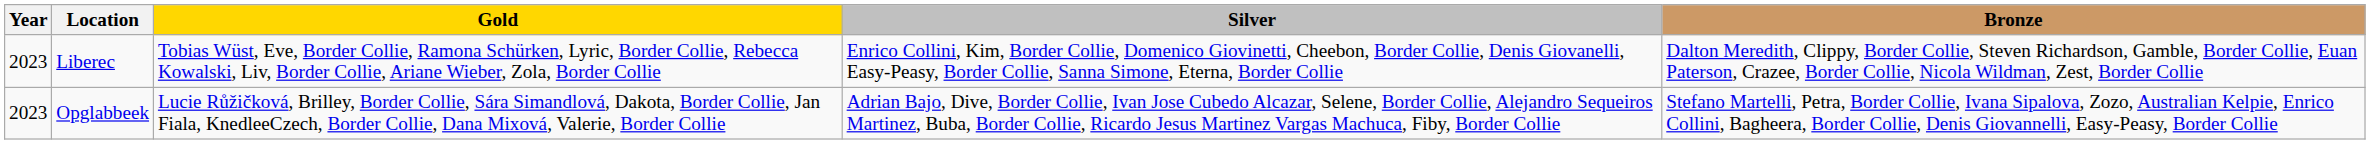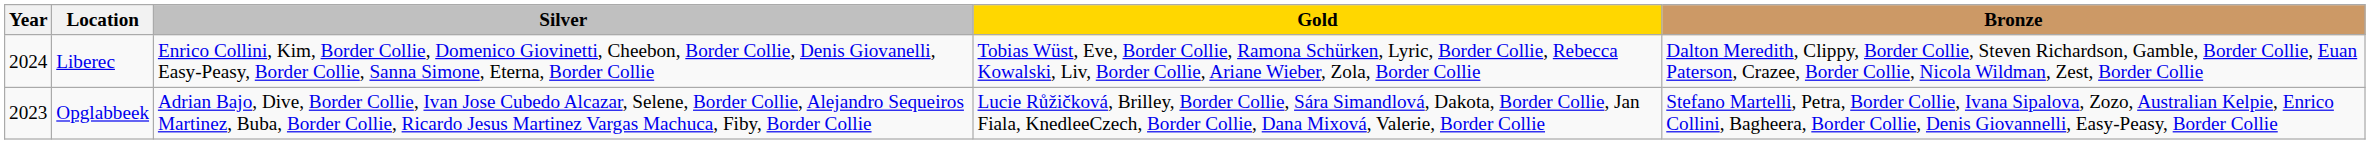columns swapped: (498, 19) <-> (1252, 19)
(28, 60) 2023 -> (28, 60) 2024
